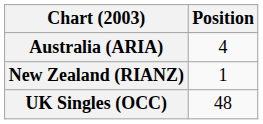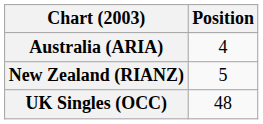(223, 75) 1 -> (223, 75) 5
